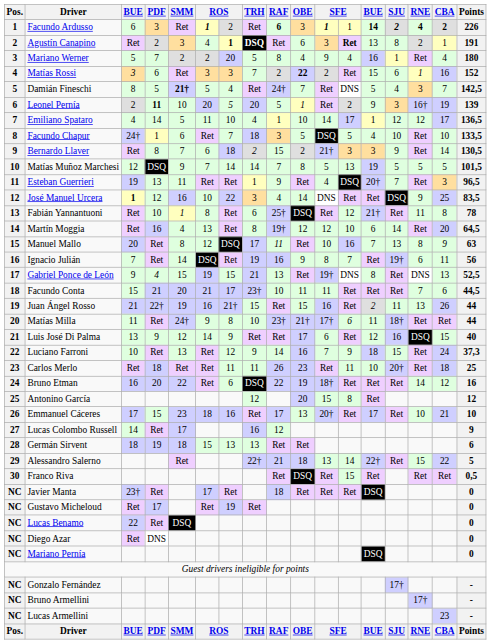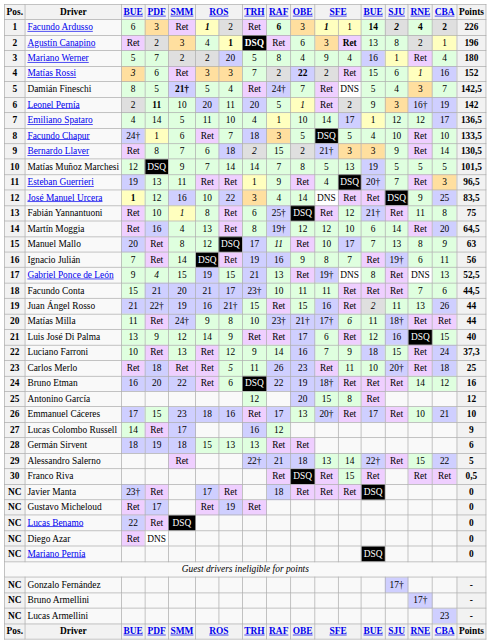(471, 42) 191 -> (471, 42) 196
(230, 104) 5 -> (230, 104) 11
(471, 104) 139 -> (471, 104) 142
(471, 213) 78 -> (471, 213) 75
(350, 244) 16 -> (350, 244) 17
(230, 367) 11 -> (230, 367) 5
